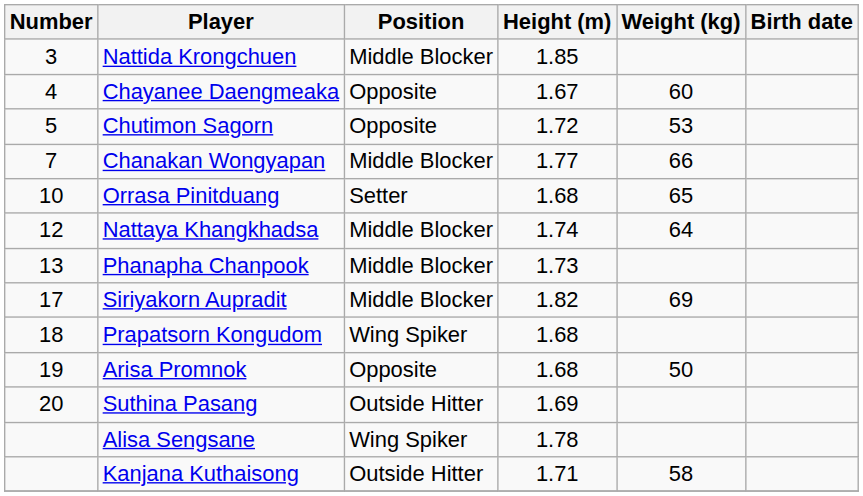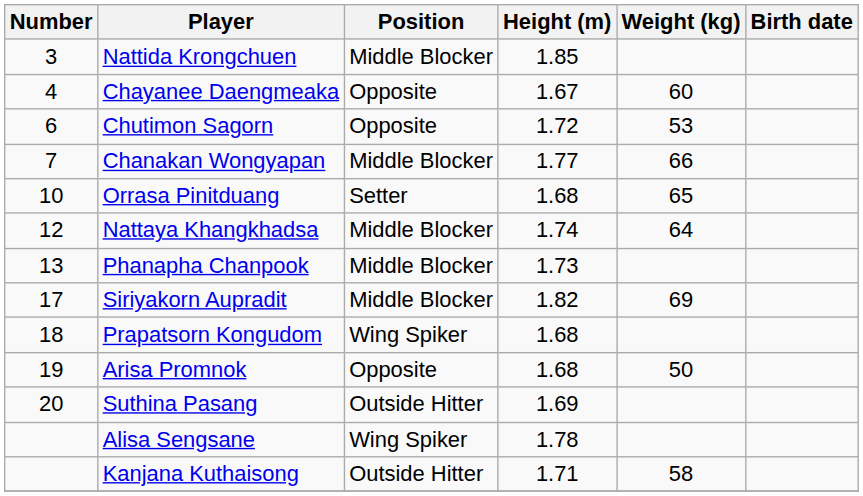(51, 126) 5 -> (51, 126) 6
